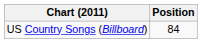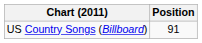(174, 30) 84 -> (174, 30) 91
